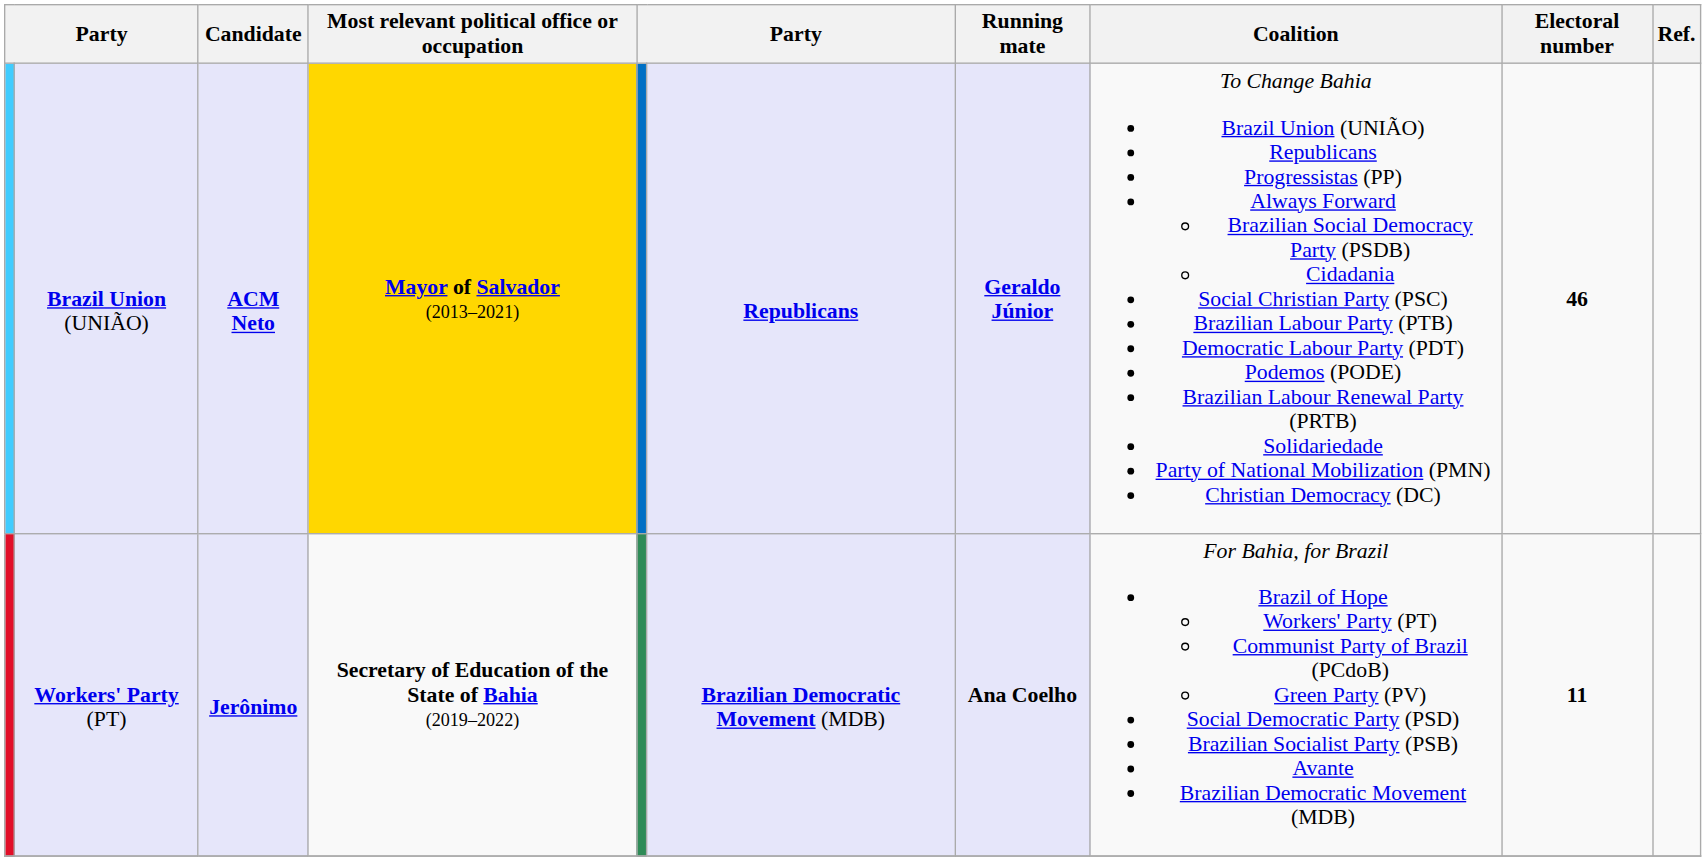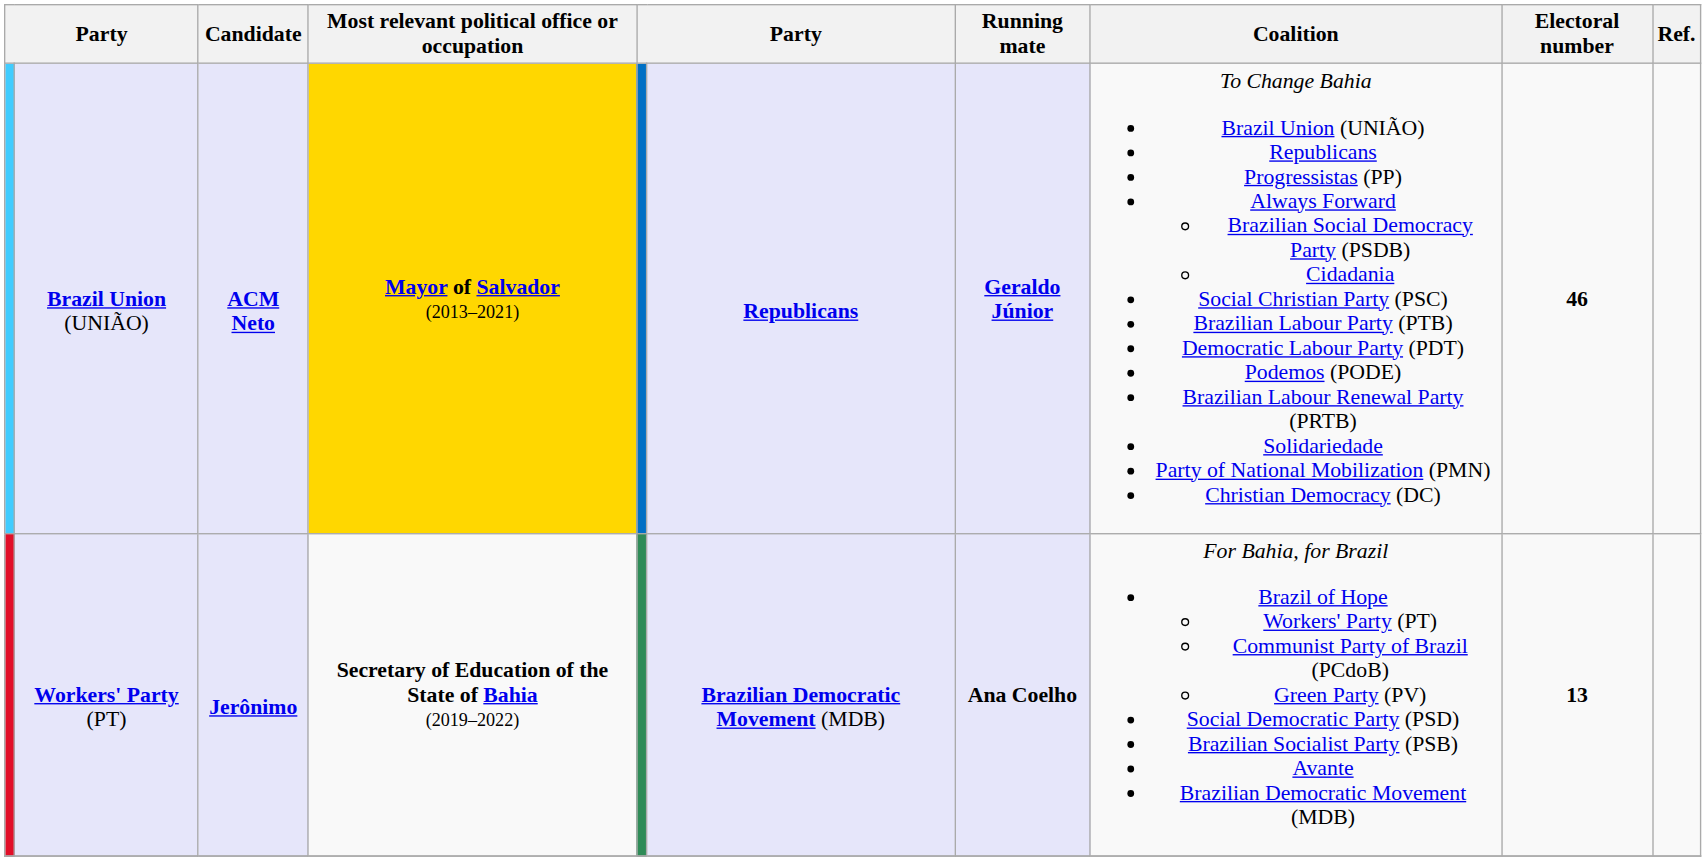(1577, 694) 11 -> (1577, 694) 13
